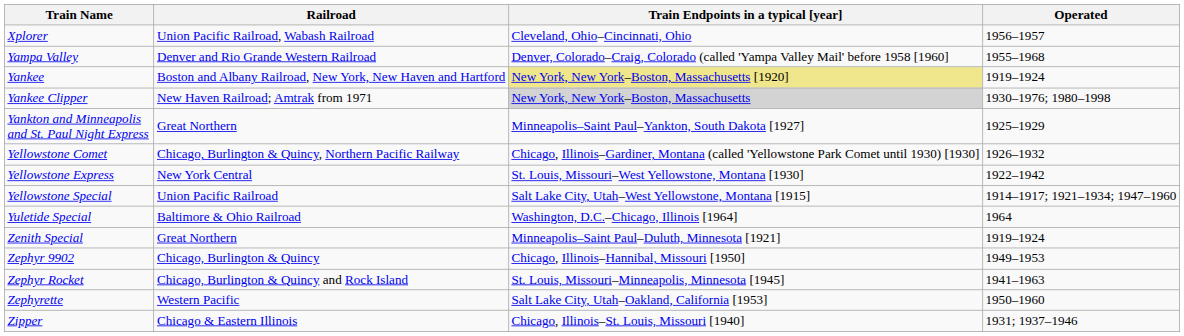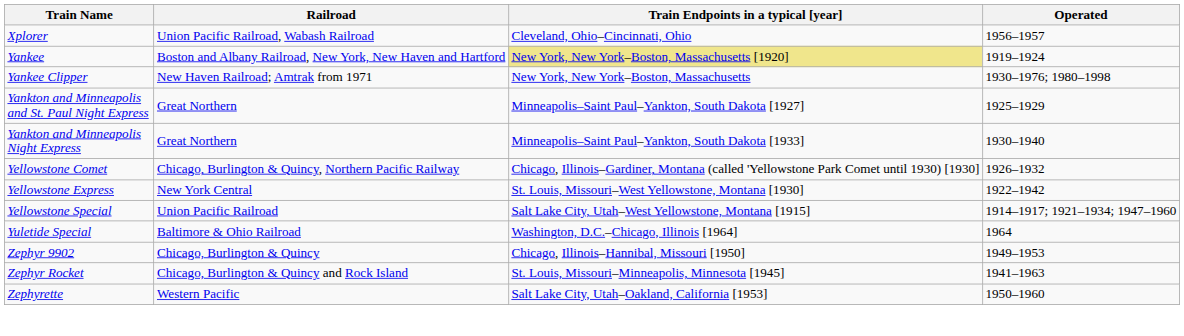- row: (43, 56)
(631, 98) lightgrey background -> (631, 77) no background
+ row: (74, 141)
- row: (45, 237)
- row: (25, 320)
